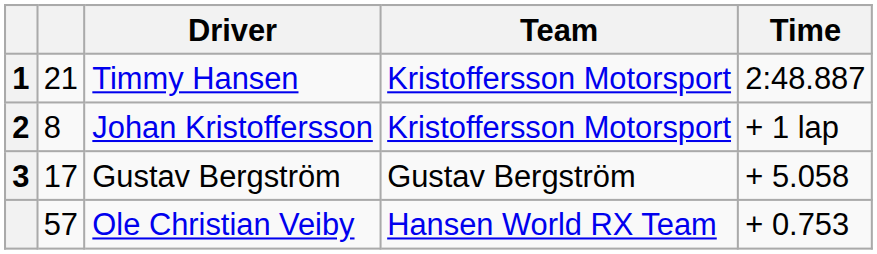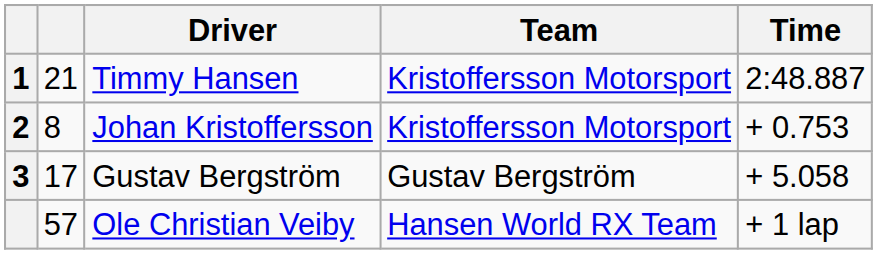(792, 127) + 1 lap -> (797, 127) + 0.753
(797, 225) + 0.753 -> (792, 225) + 1 lap
